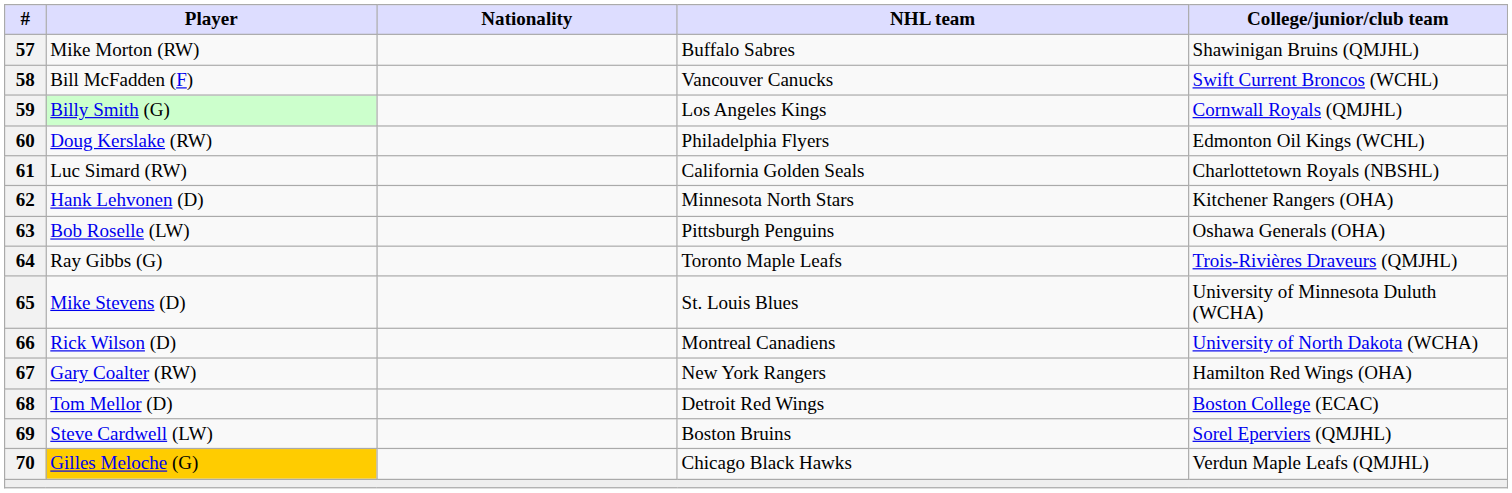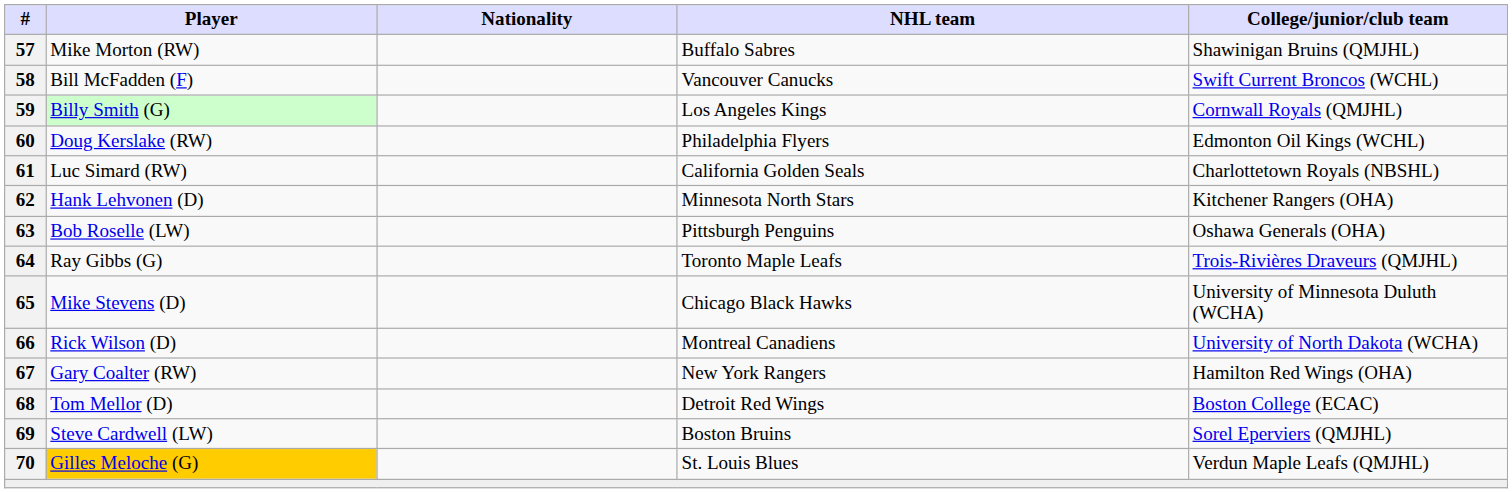(740, 302) St. Louis Blues -> (767, 302) Chicago Black Hawks
(767, 463) Chicago Black Hawks -> (740, 463) St. Louis Blues
